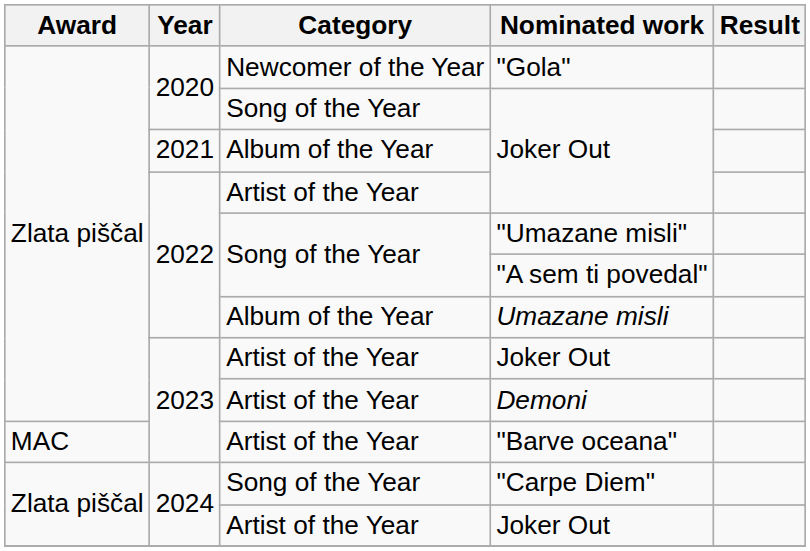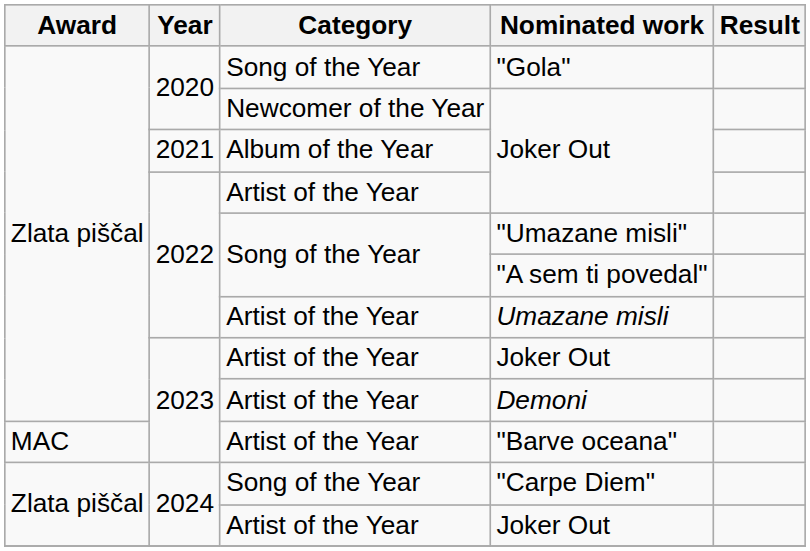(355, 66) Newcomer of the Year -> (323, 66) Song of the Year
(323, 108) Song of the Year -> (355, 108) Newcomer of the Year
(330, 316) Album of the Year -> (322, 316) Artist of the Year
